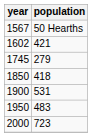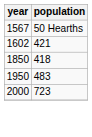- row: (18, 60)
- row: (18, 92)
